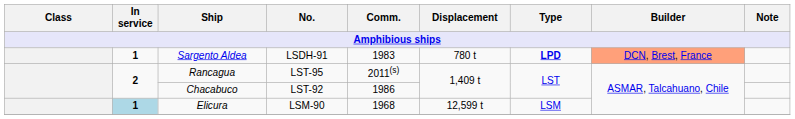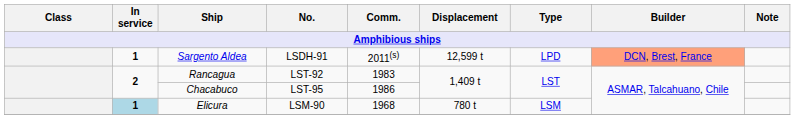(384, 55) 1983 -> (384, 57) 2011(s)
(465, 55) 780 t -> (465, 57) 12,599 t
(551, 55) bold -> (551, 57) normal
(307, 73) LST-95 -> (307, 74) LST-92
(384, 73) 2011(s) -> (384, 74) 1983
(307, 90) LST-92 -> (307, 90) LST-95
(465, 106) 12,599 t -> (465, 106) 780 t
